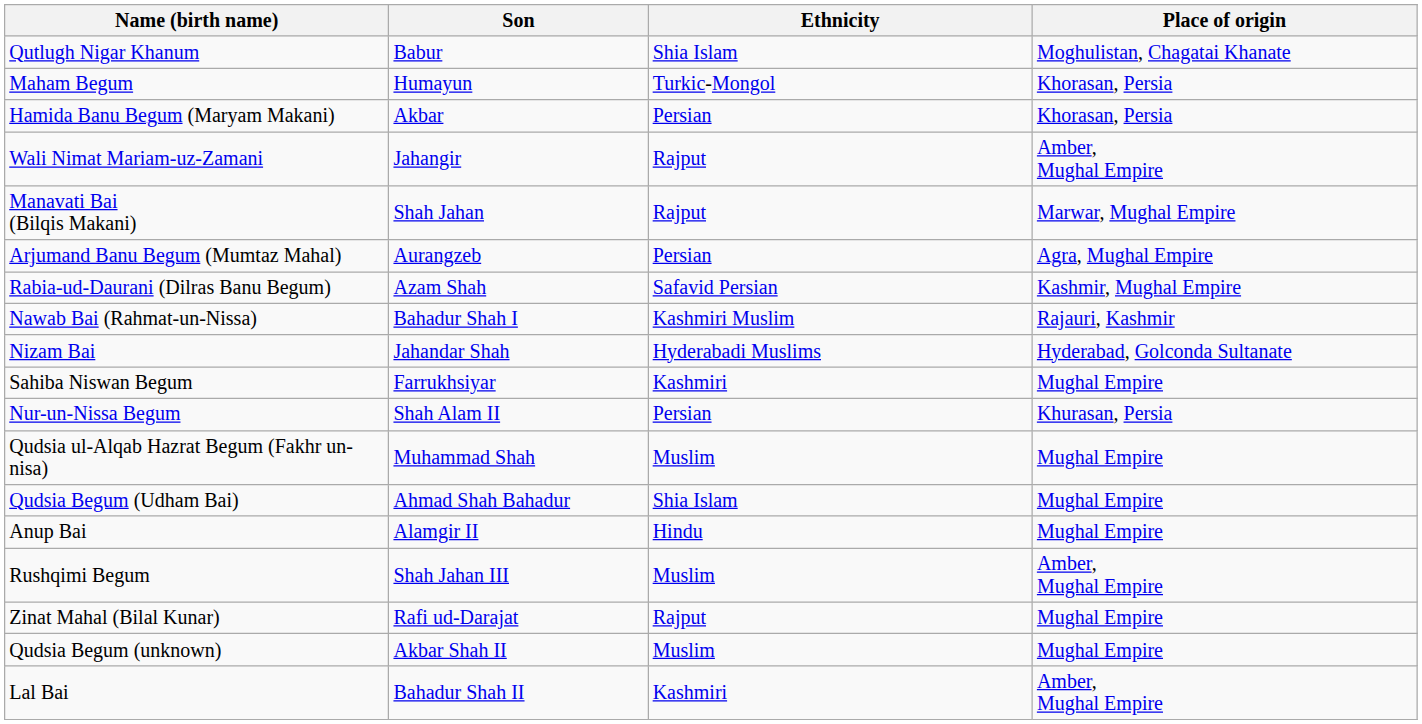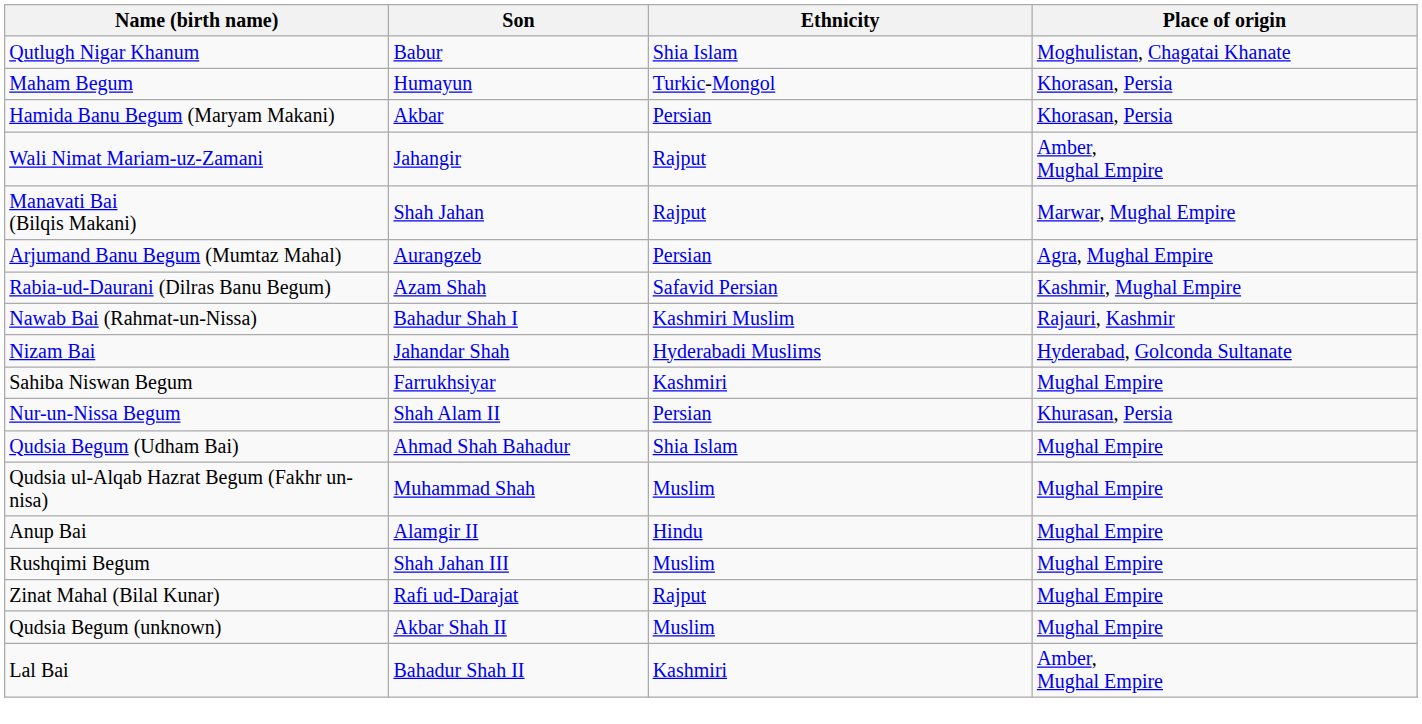rows swapped: (181, 457) <-> (124, 500)
(1100, 574) Amber, Mughal Empire -> (1100, 563) Mughal Empire
